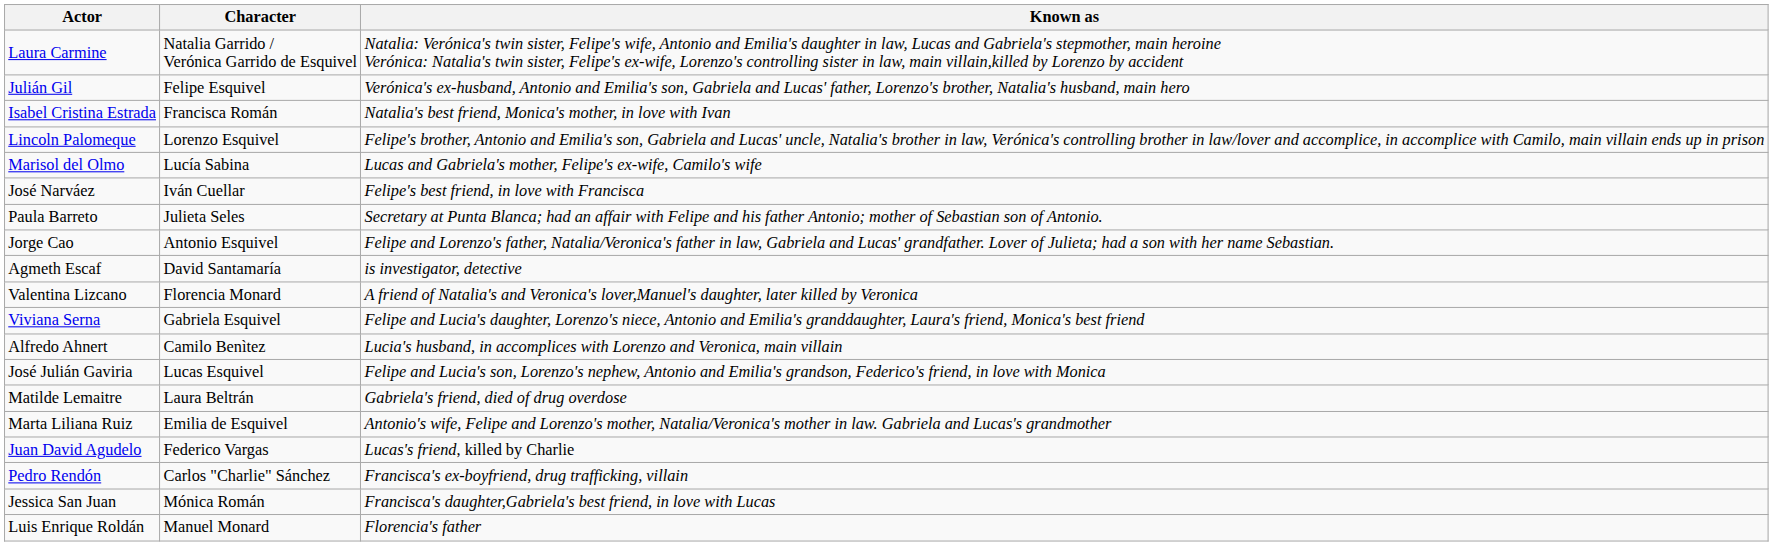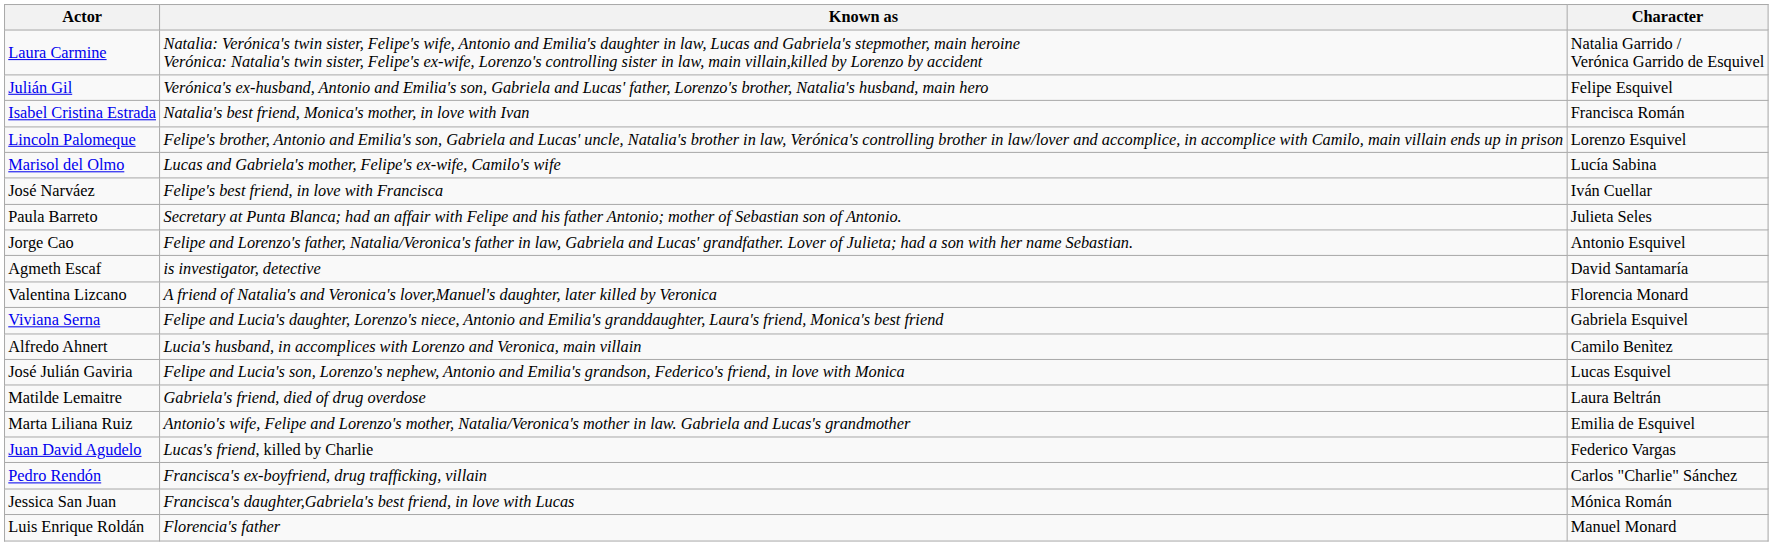columns swapped: (260, 17) <-> (1064, 17)
